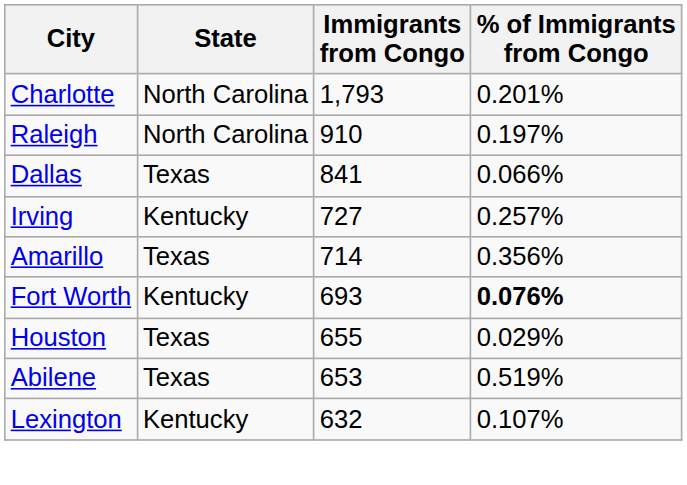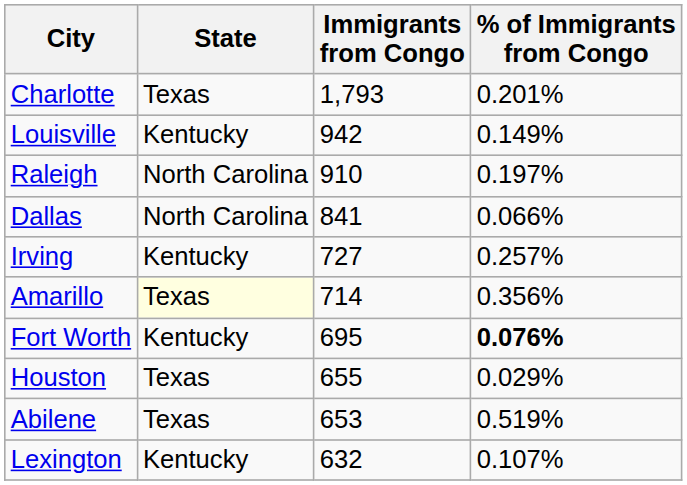(225, 94) North Carolina -> (176, 94) Texas
+ row: (63, 134)
(176, 175) Texas -> (225, 216) North Carolina
(176, 256) no background -> (176, 297) lightyellow background
(341, 297) 693 -> (341, 337) 695
